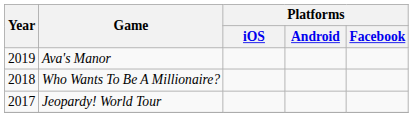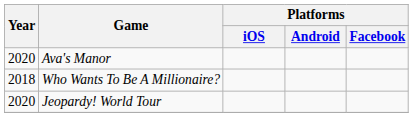(22, 58) 2019 -> (22, 58) 2020
(22, 101) 2017 -> (22, 101) 2020
